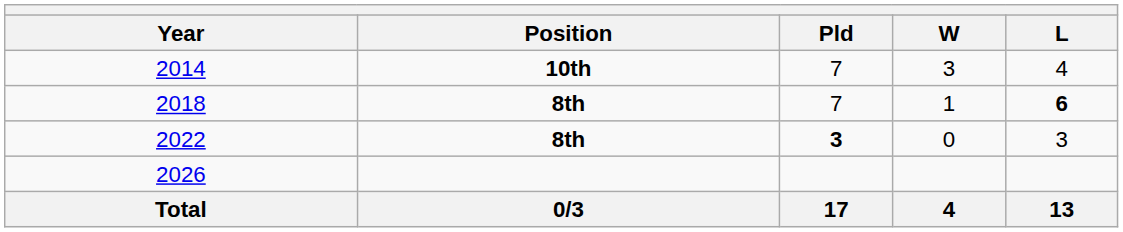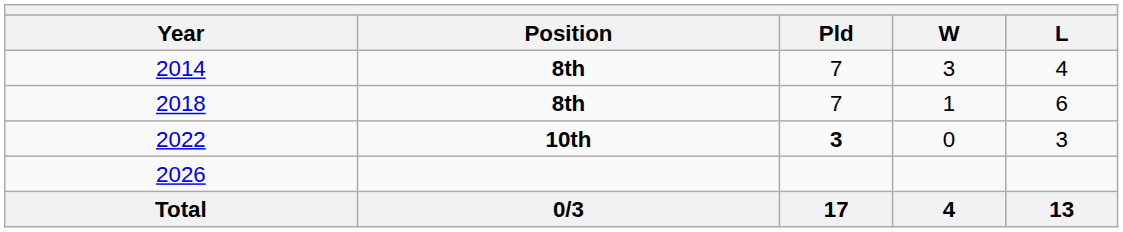(568, 68) 10th -> (568, 68) 8th
(1062, 104) bold -> (1062, 104) normal
(568, 139) 8th -> (568, 139) 10th
